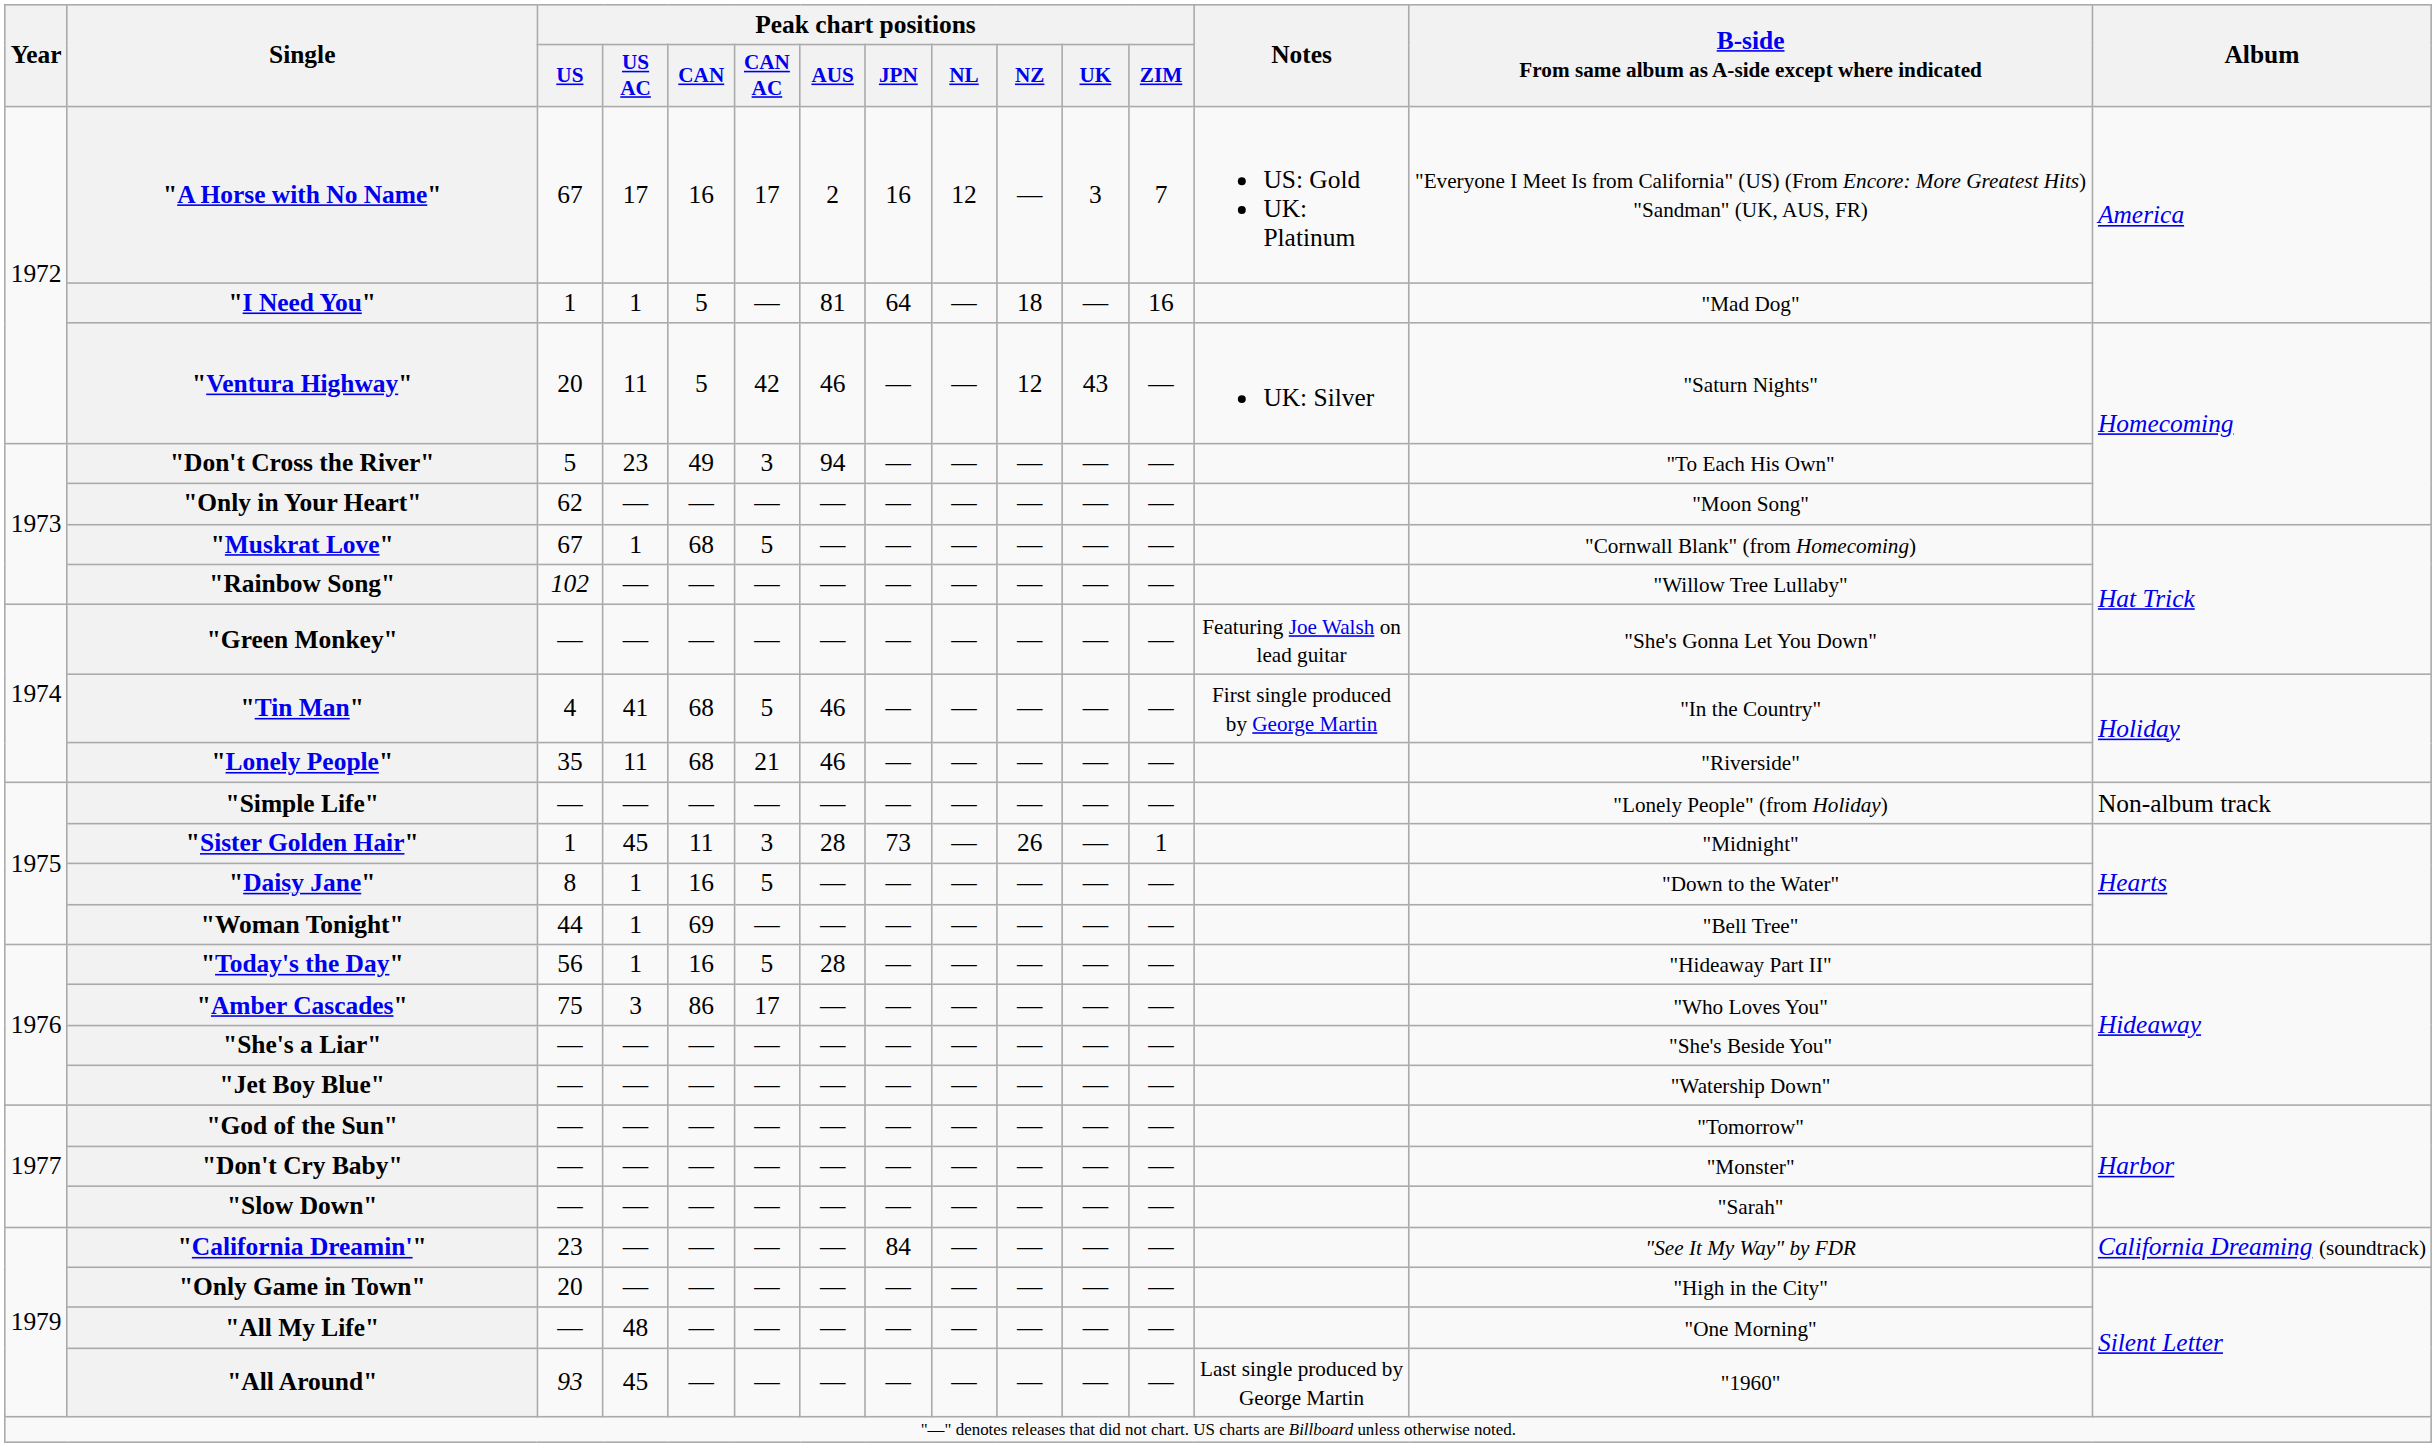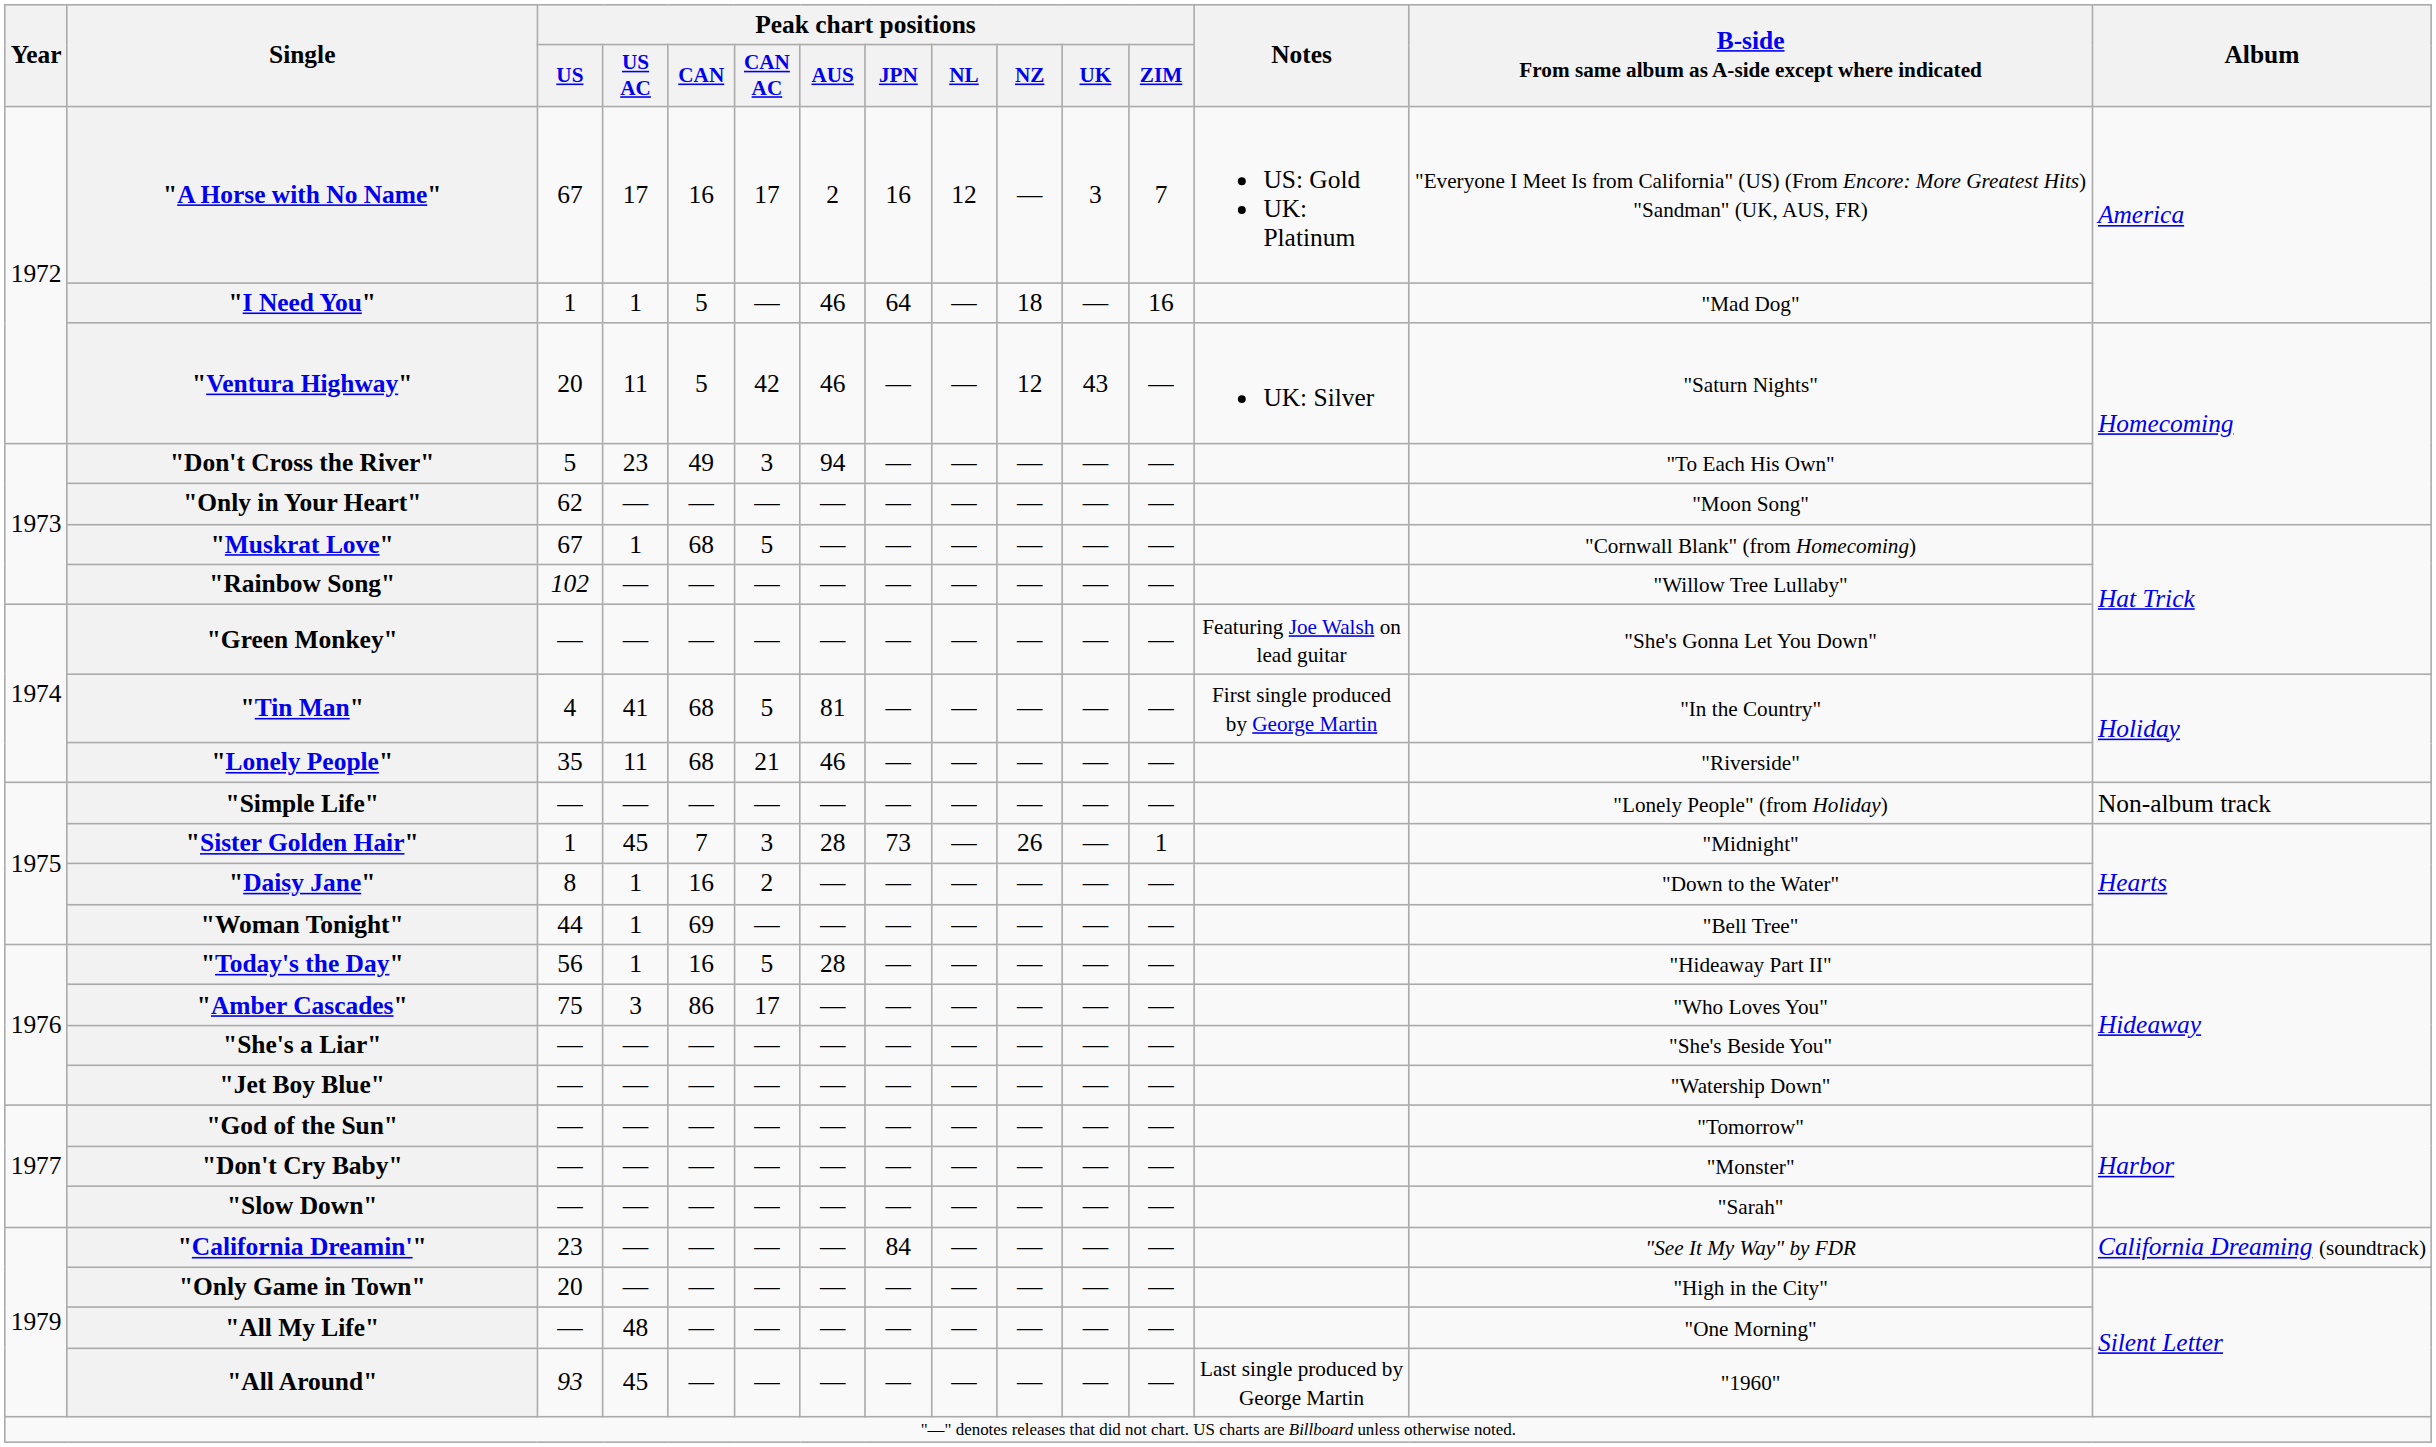(833, 303) 81 -> (833, 303) 46
(833, 707) 46 -> (833, 707) 81
(701, 843) 11 -> (701, 843) 7
(767, 883) 5 -> (767, 883) 2
